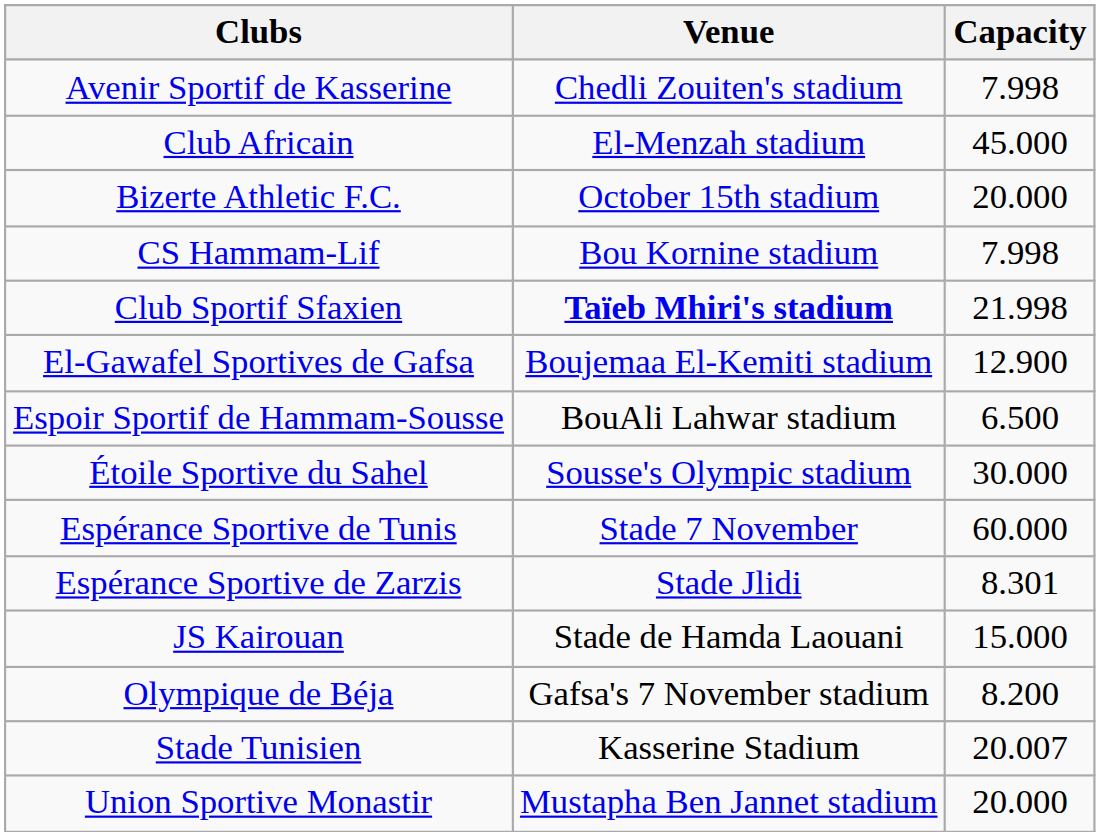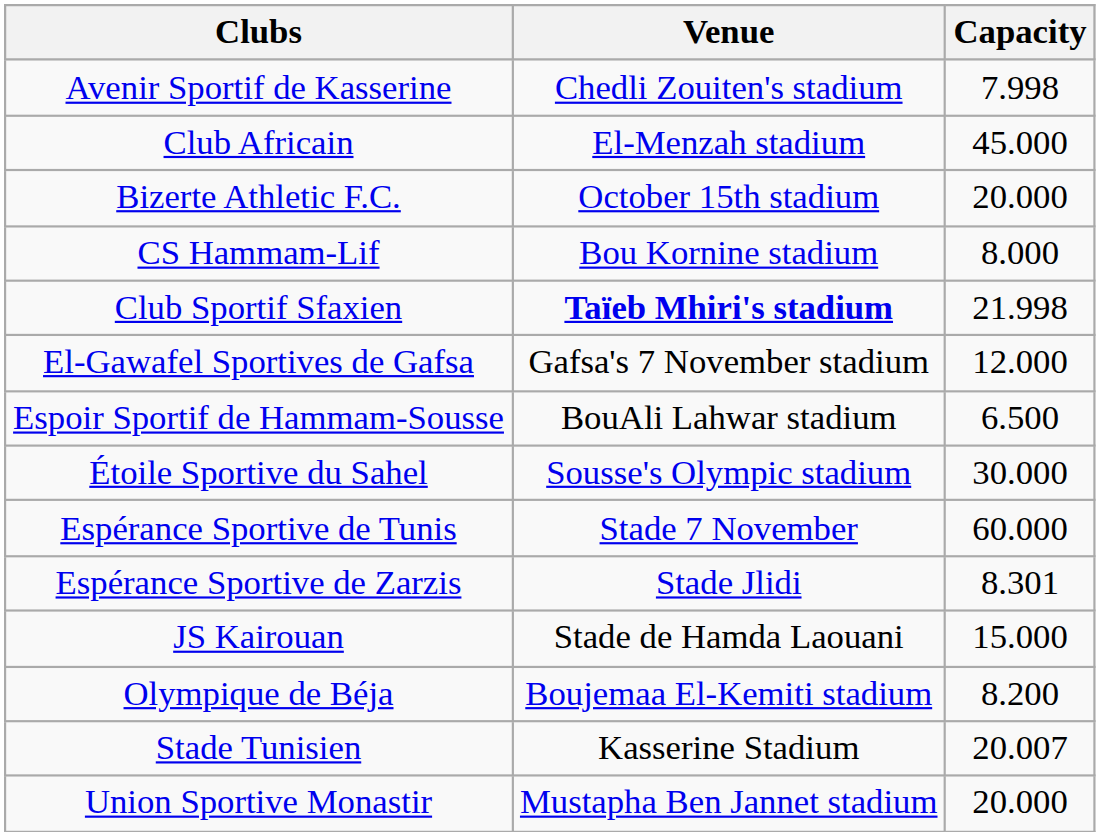(1020, 252) 7.998 -> (1020, 252) 8.000
(729, 362) Boujemaa El-Kemiti stadium -> (729, 362) Gafsa's 7 November stadium
(1020, 362) 12.900 -> (1020, 362) 12.000
(729, 692) Gafsa's 7 November stadium -> (729, 692) Boujemaa El-Kemiti stadium
